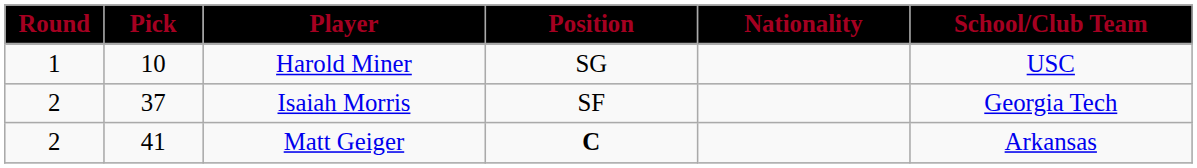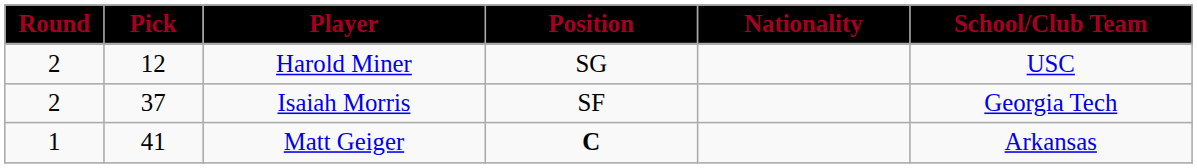(54, 63) 1 -> (54, 63) 2
(153, 63) 10 -> (153, 63) 12
(54, 142) 2 -> (54, 142) 1
